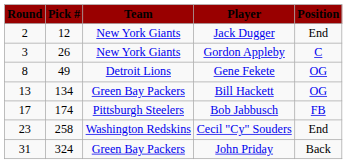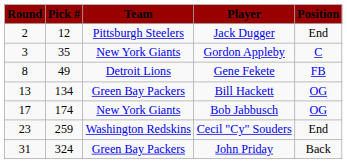(138, 33) New York Giants -> (138, 33) Pittsburgh Steelers
(64, 52) 26 -> (64, 52) 35
(318, 71) OG -> (318, 71) FB
(138, 110) Pittsburgh Steelers -> (138, 110) New York Giants
(318, 110) FB -> (318, 110) OG
(64, 129) 258 -> (64, 129) 259
